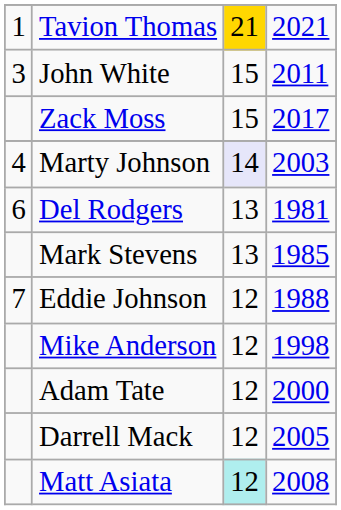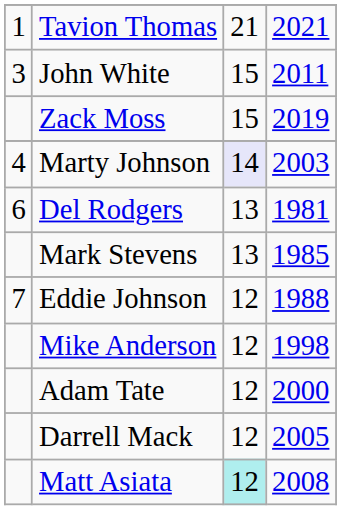(245, 27) gold background -> (245, 27) no background
(301, 118) 2017 -> (301, 118) 2019
